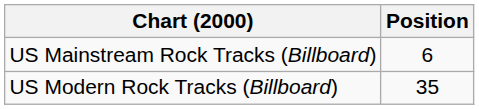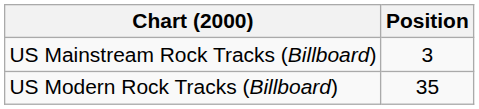(427, 54) 6 -> (427, 54) 3
